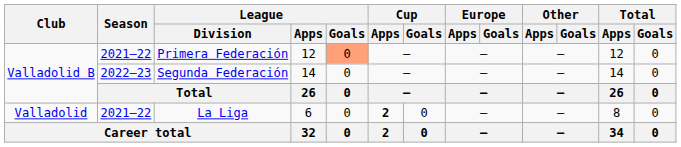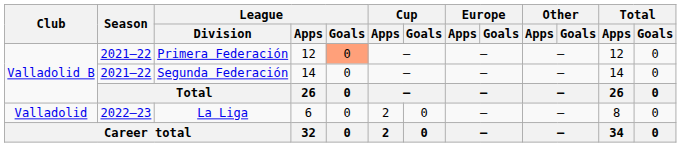(126, 73) 2022–23 -> (126, 73) 2021–22
(126, 113) 2021–22 -> (126, 113) 2022–23
(386, 113) bold -> (386, 113) normal
